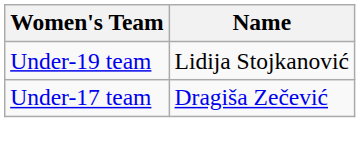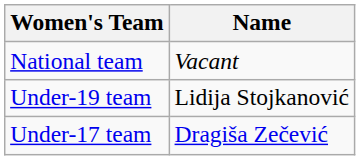+ row: (76, 60)
